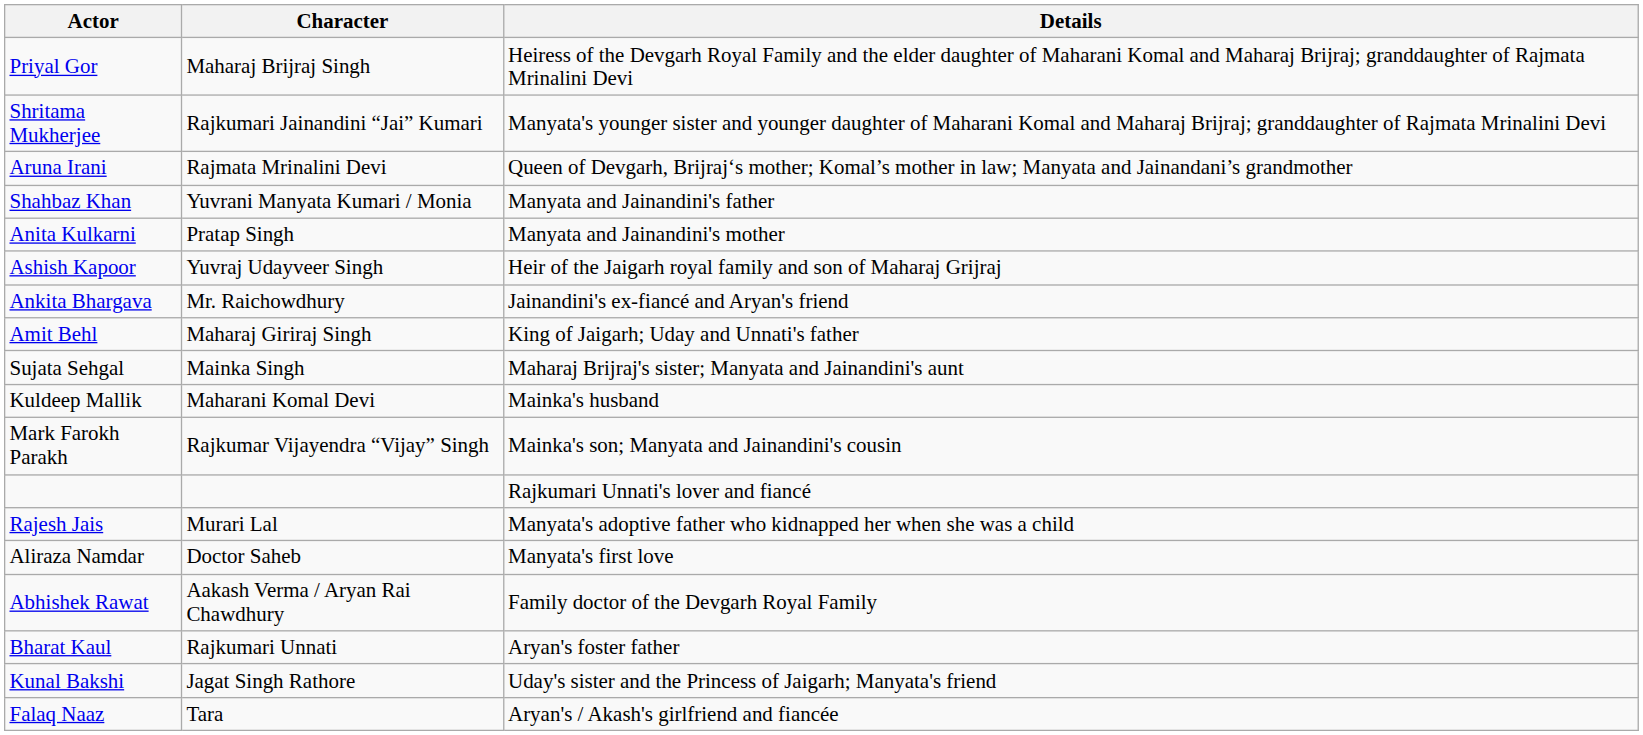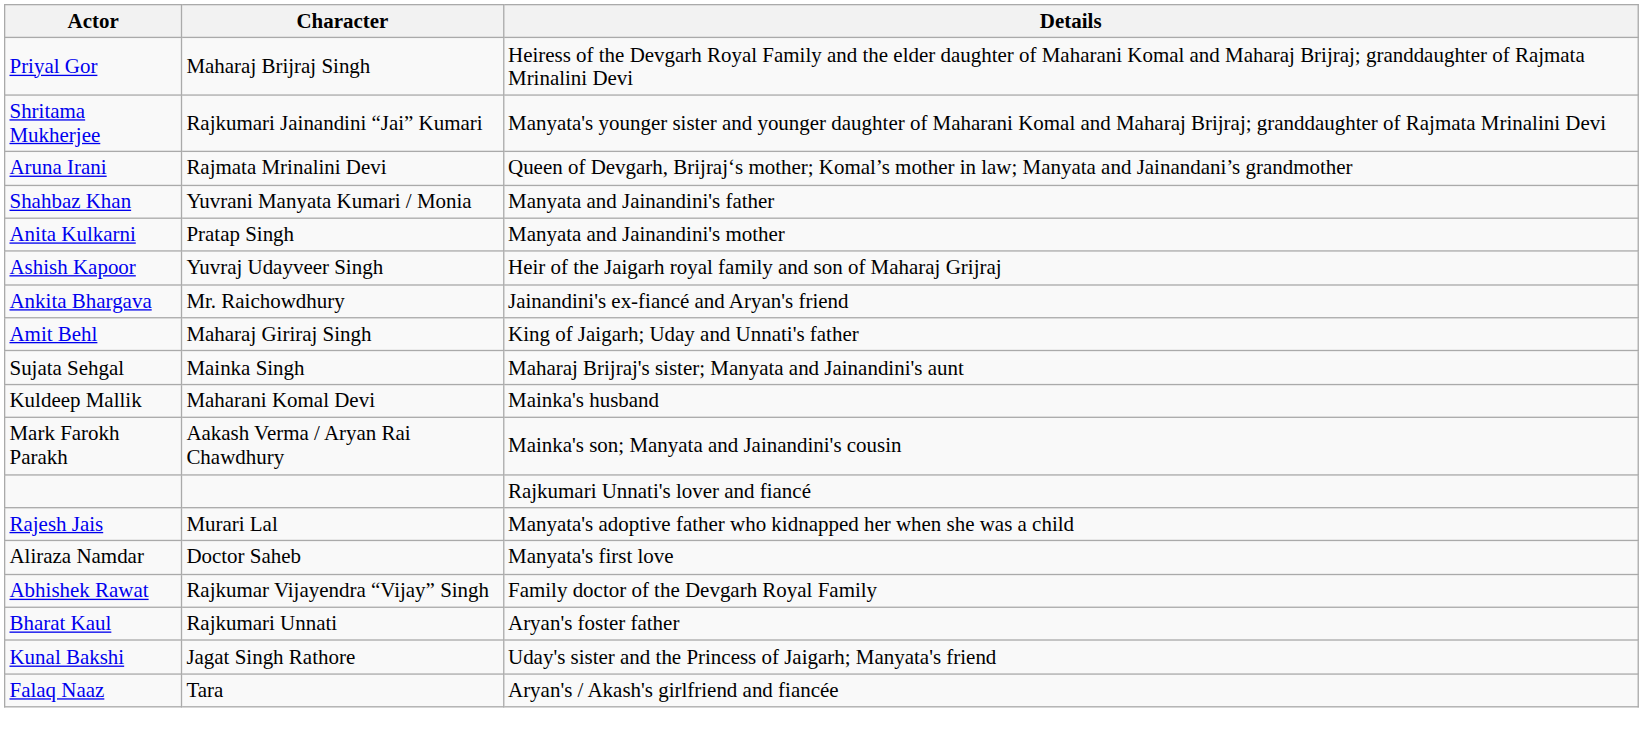(338, 445) Rajkumar Vijayendra “Vijay” Singh -> (299, 445) Aakash Verma / Aryan Rai Chawdhury
(299, 602) Aakash Verma / Aryan Rai Chawdhury -> (338, 590) Rajkumar Vijayendra “Vijay” Singh
